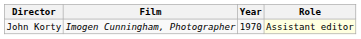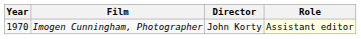columns swapped: (251, 12) <-> (34, 12)
